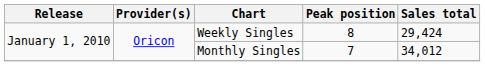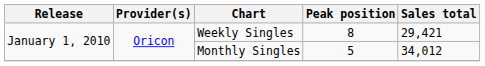(422, 32) 29,424 -> (422, 32) 29,421
(351, 51) 7 -> (351, 51) 5
